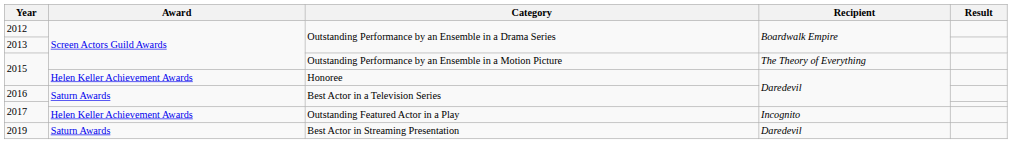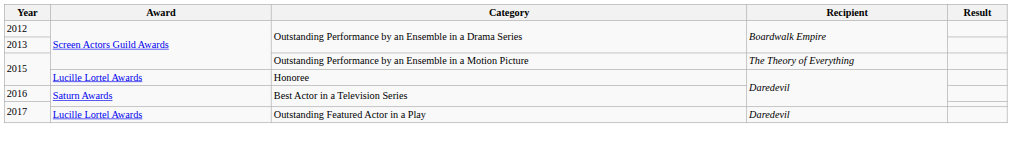(122, 77) Helen Keller Achievement Awards -> (98, 77) Lucille Lortel Awards
(122, 114) Helen Keller Achievement Awards -> (98, 114) Lucille Lortel Awards
(781, 114) Incognito -> (769, 114) Daredevil
- row: (17, 131)
